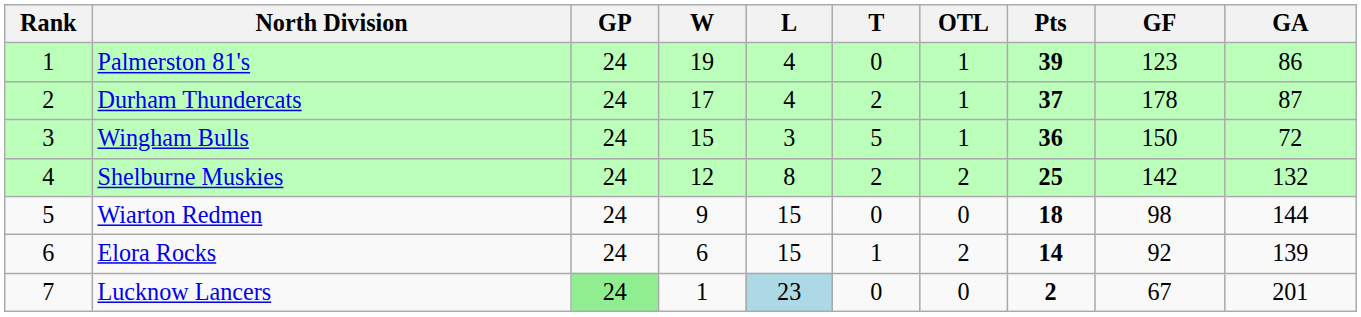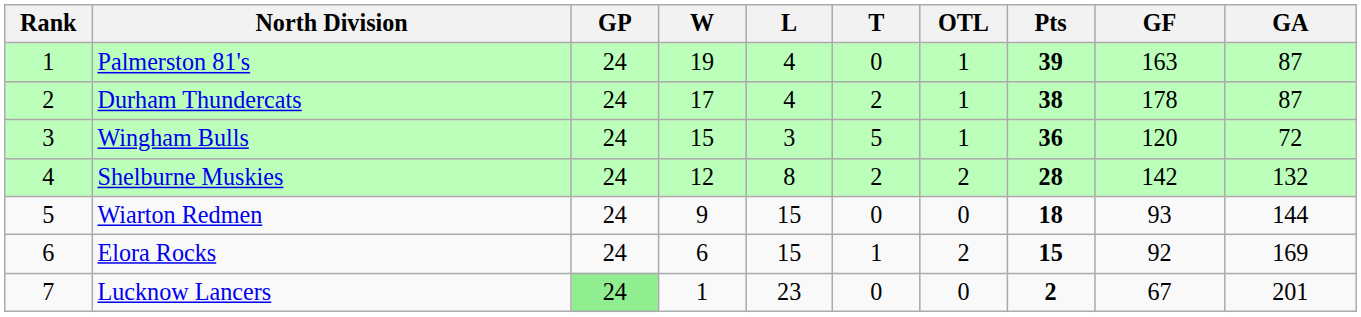(1160, 61) 123 -> (1160, 61) 163
(1290, 61) 86 -> (1290, 61) 87
(1051, 100) 37 -> (1051, 100) 38
(1160, 138) 150 -> (1160, 138) 120
(1051, 176) 25 -> (1051, 176) 28
(1160, 215) 98 -> (1160, 215) 93
(1051, 253) 14 -> (1051, 253) 15
(1290, 253) 139 -> (1290, 253) 169
(789, 291) lightblue background -> (789, 291) no background
